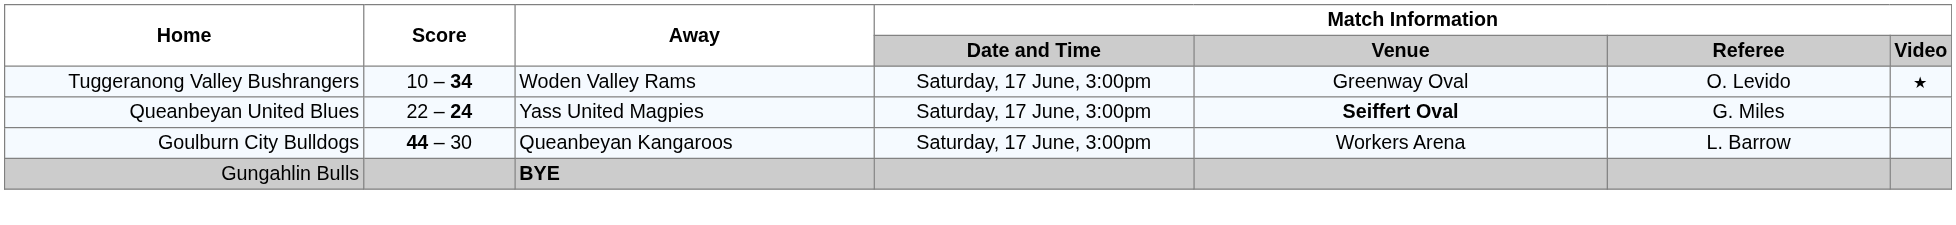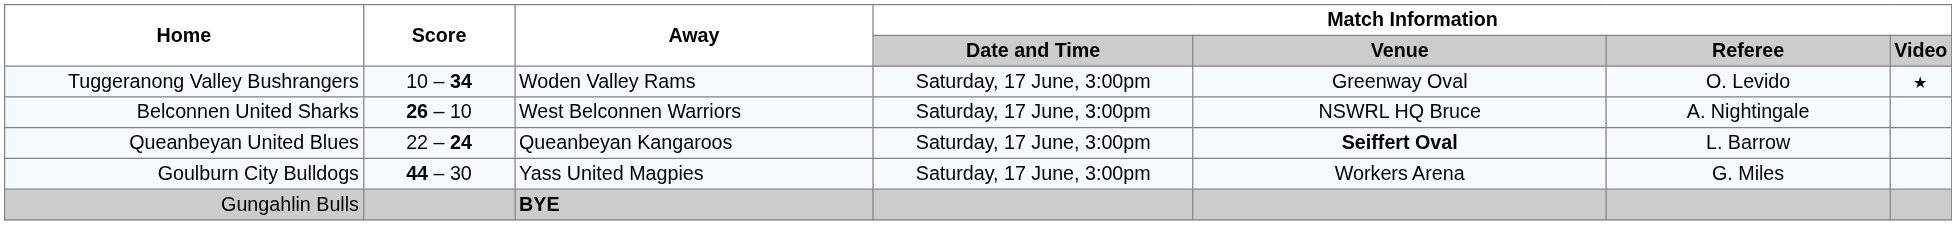+ row: (248, 112)
(612, 112) Yass United Magpies -> (626, 142) Queanbeyan Kangaroos
(1749, 112) G. Miles -> (1748, 142) L. Barrow
(626, 142) Queanbeyan Kangaroos -> (611, 173) Yass United Magpies
(1749, 142) L. Barrow -> (1748, 173) G. Miles
